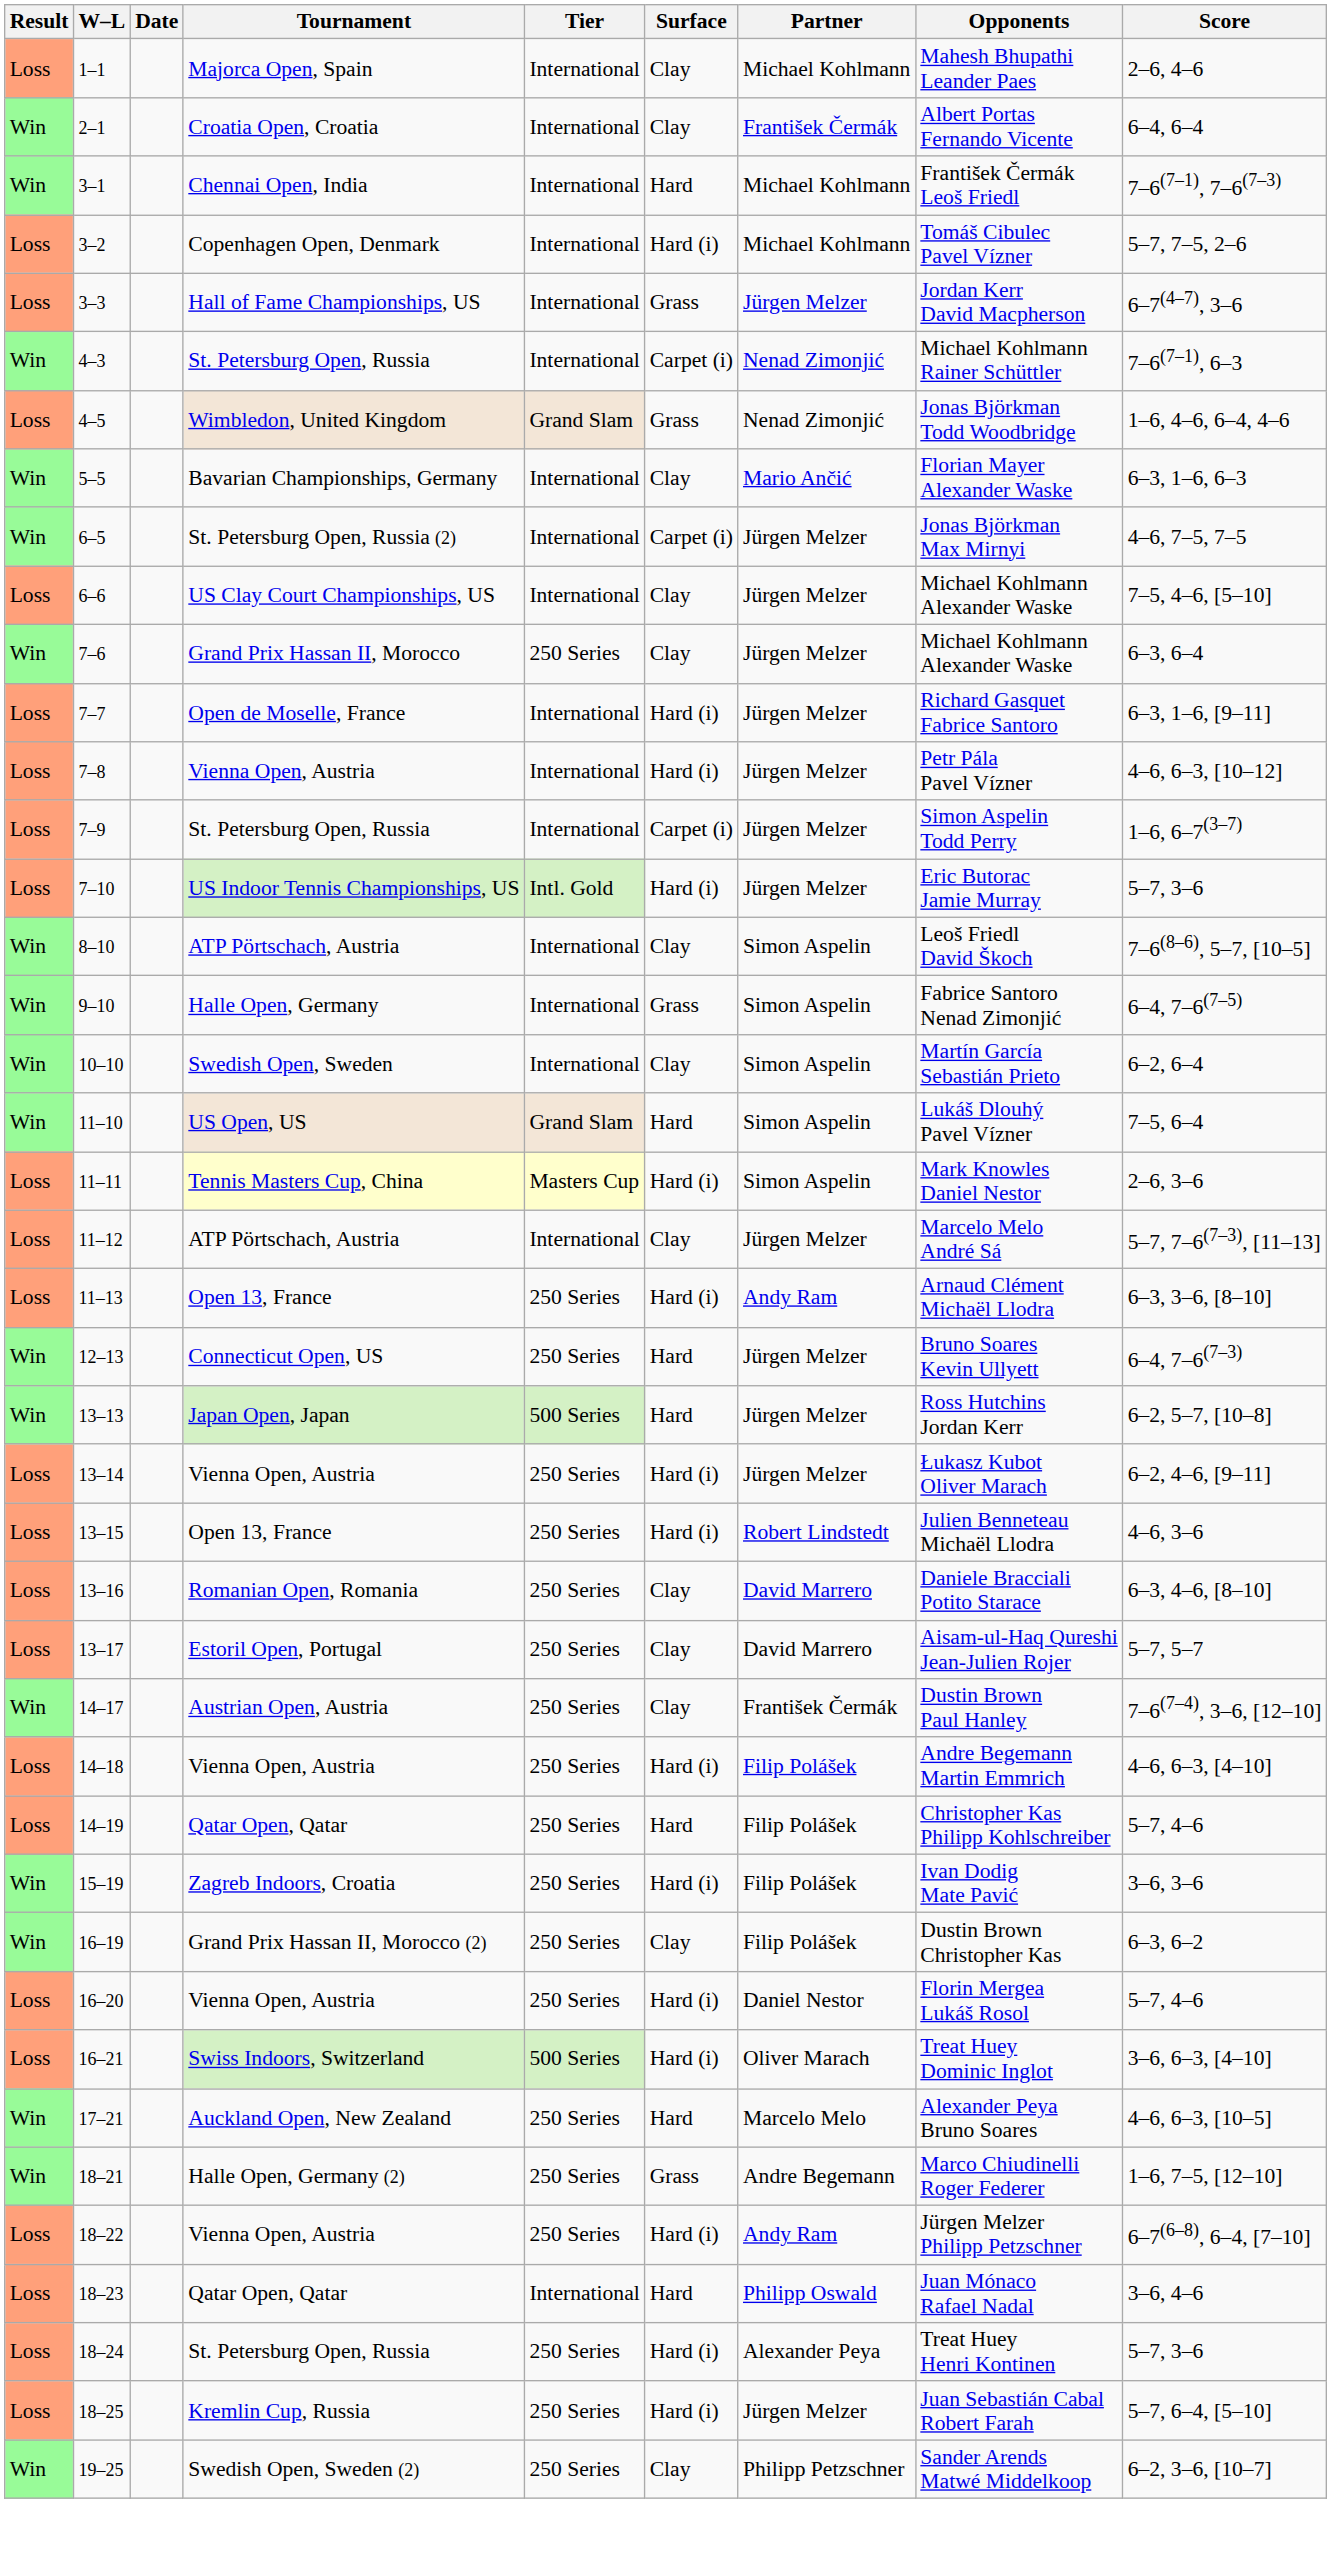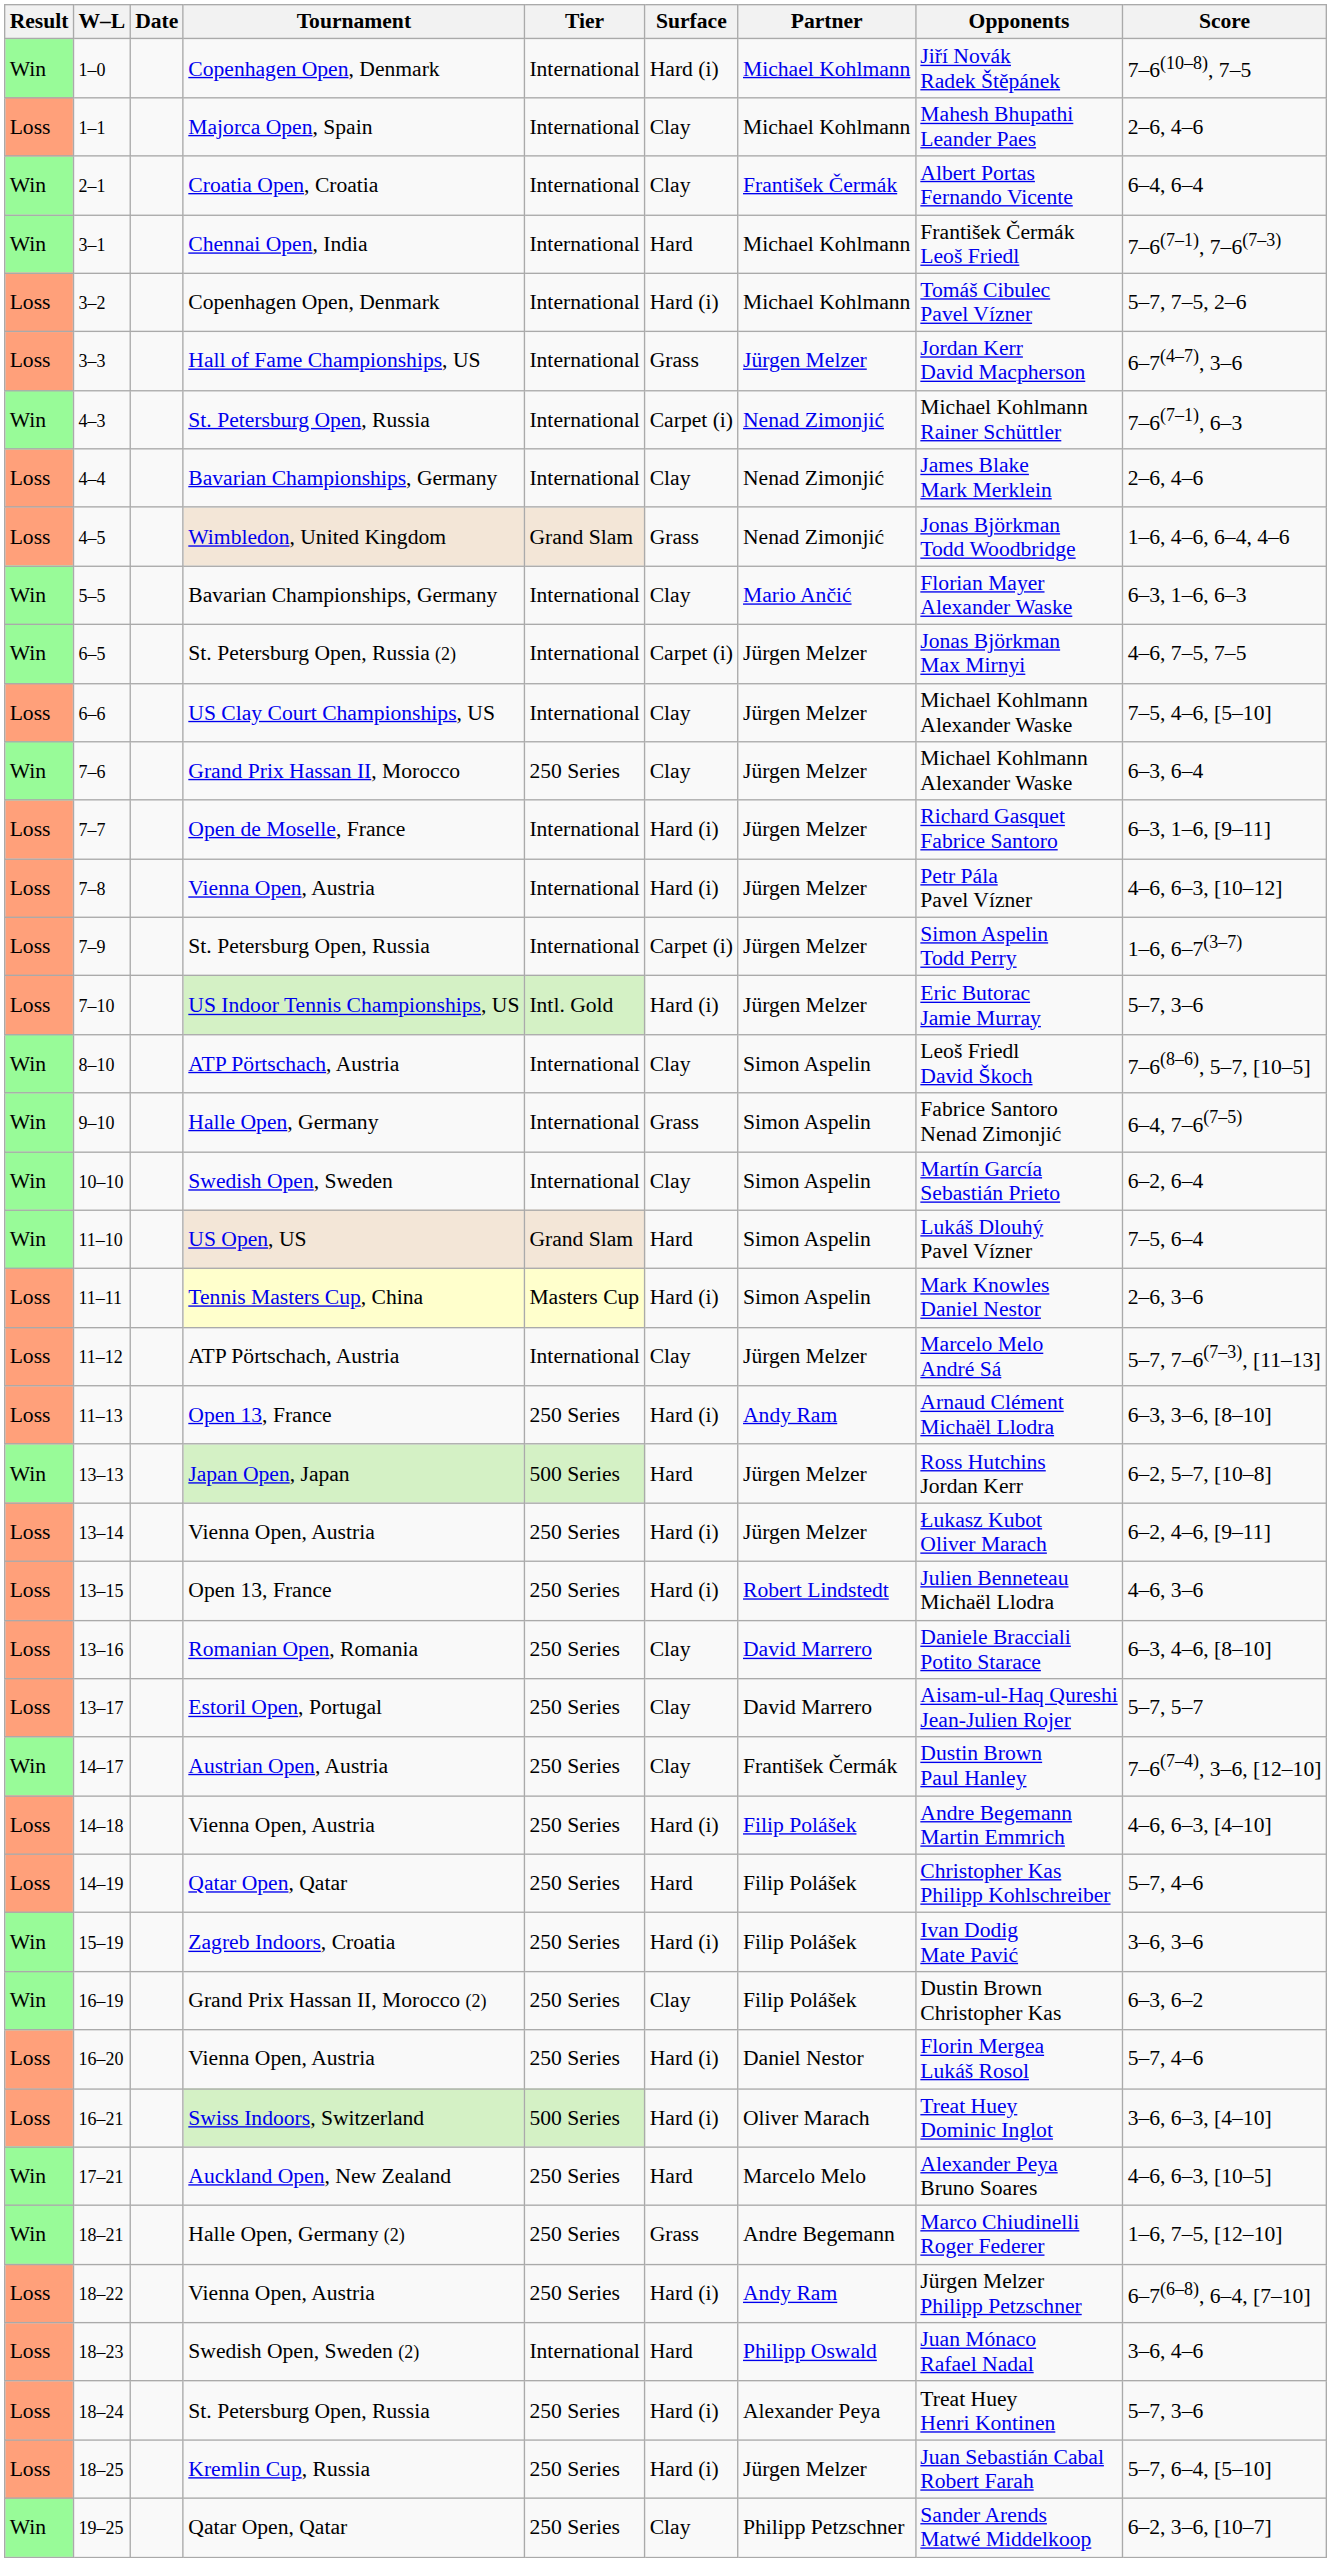+ row: (92, 69)
+ row: (92, 479)
- row: (101, 1357)
(268, 2293) Qatar Open, Qatar -> (304, 2351) Swedish Open, Sweden (2)
(304, 2468) Swedish Open, Sweden (2) -> (268, 2527) Qatar Open, Qatar
